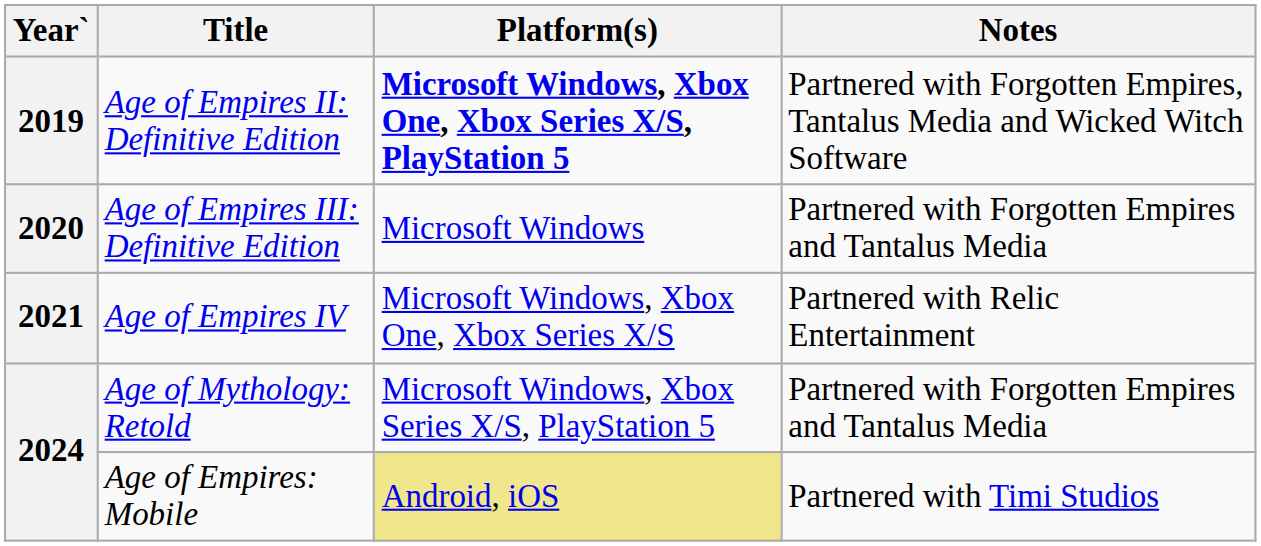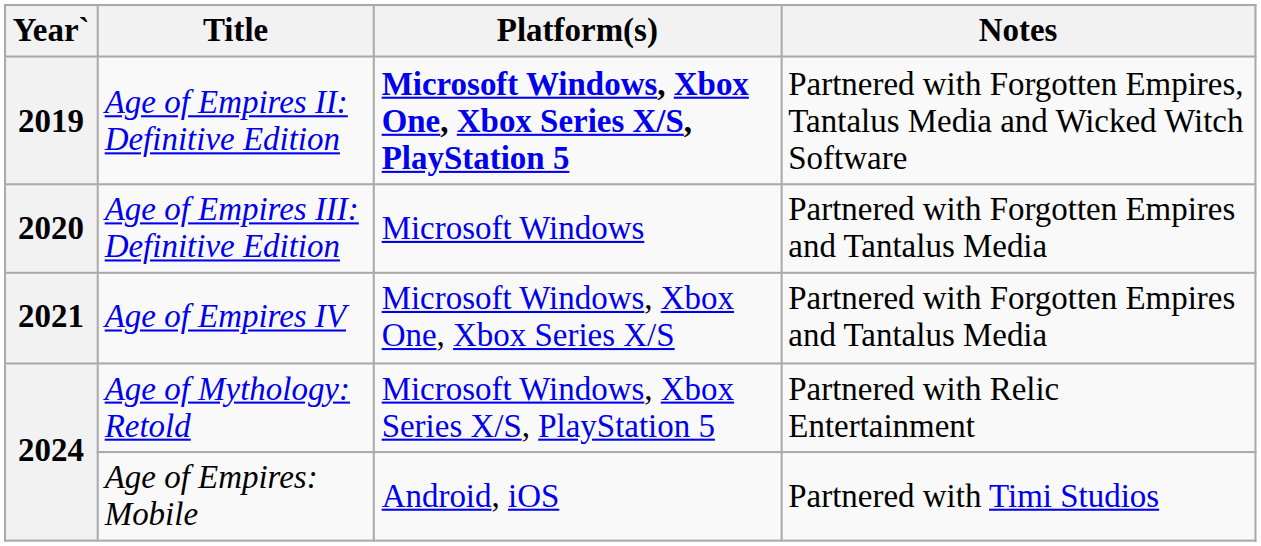(924, 317) Partnered with Relic Entertainment -> (1012, 317) Partnered with Forgotten Empires and Tantalus Media
(1012, 406) Partnered with Forgotten Empires and Tantalus Media -> (924, 406) Partnered with Relic Entertainment
(470, 495) khaki background -> (470, 495) no background
